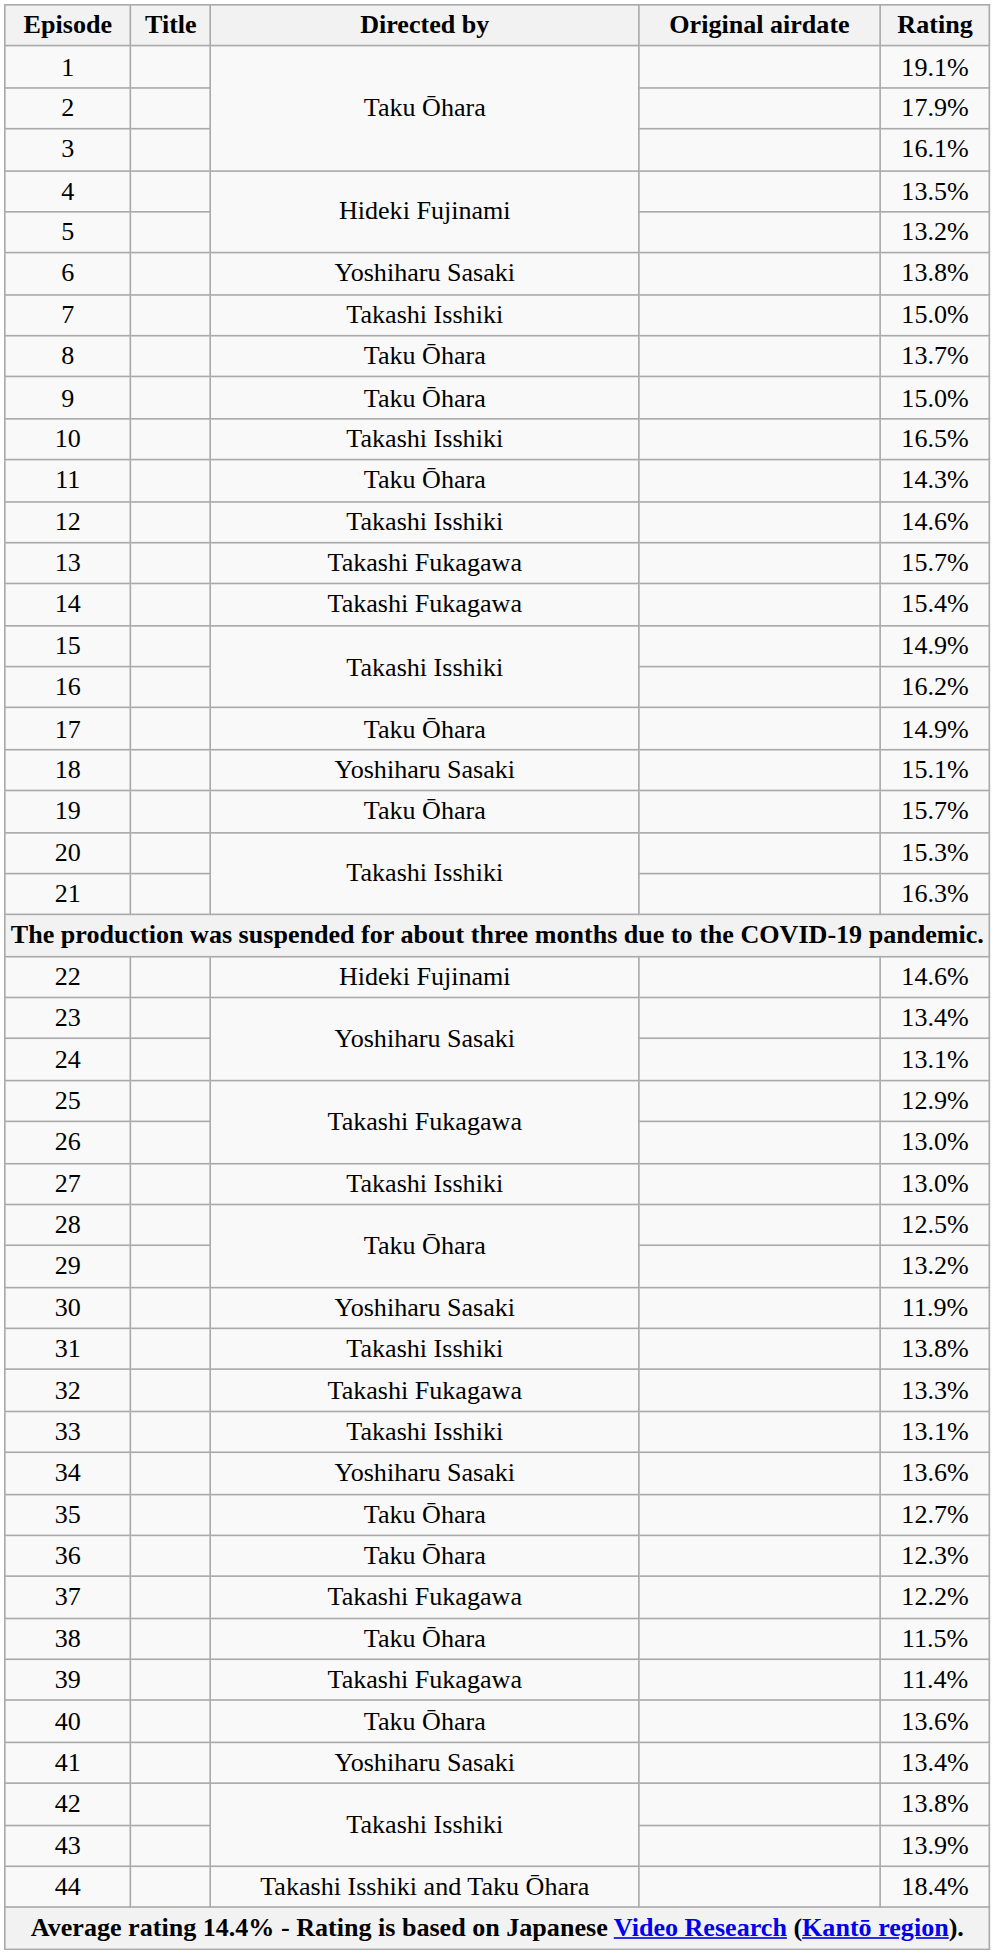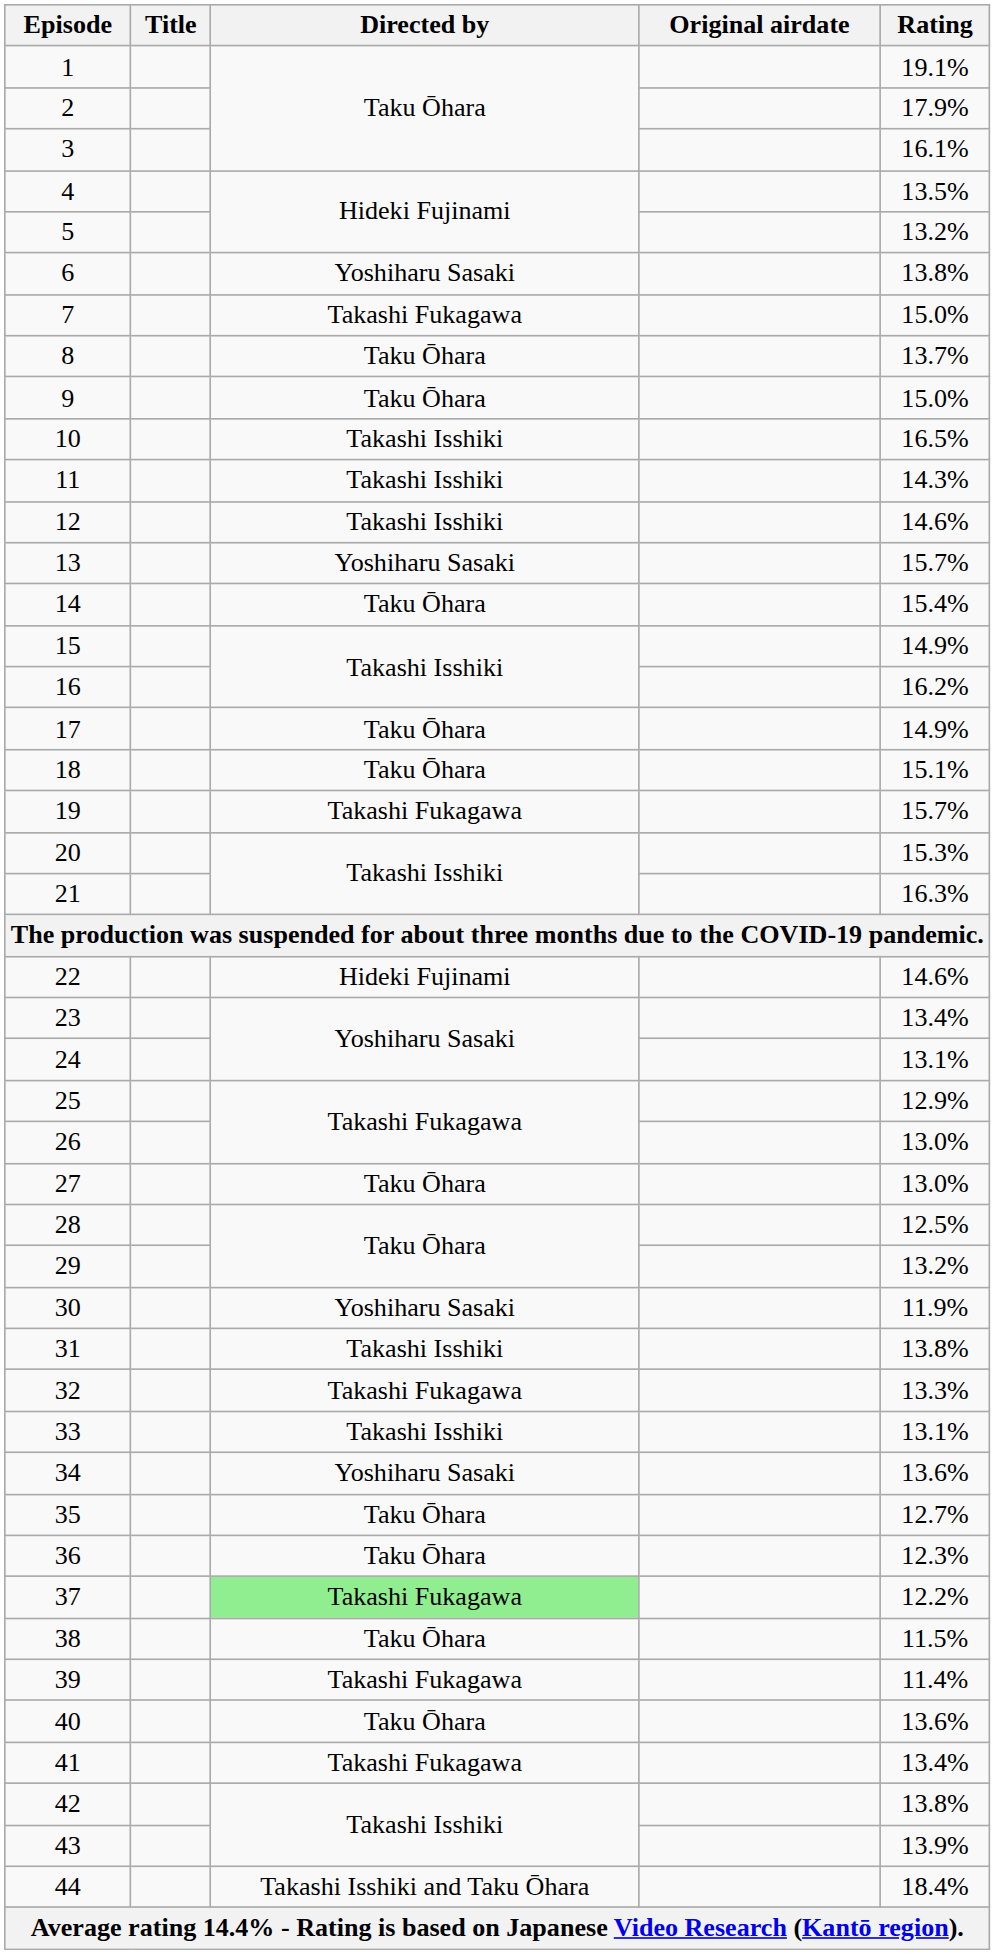(425, 314) Takashi Isshiki -> (425, 314) Takashi Fukagawa
(425, 480) Taku Ōhara -> (425, 480) Takashi Isshiki
(425, 562) Takashi Fukagawa -> (425, 562) Yoshiharu Sasaki
(425, 604) Takashi Fukagawa -> (425, 604) Taku Ōhara
(425, 769) Yoshiharu Sasaki -> (425, 769) Taku Ōhara
(425, 811) Taku Ōhara -> (425, 811) Takashi Fukagawa
(425, 1183) Takashi Isshiki -> (425, 1183) Taku Ōhara
(425, 1596) no background -> (425, 1596) lightgreen background
(425, 1762) Yoshiharu Sasaki -> (425, 1762) Takashi Fukagawa
